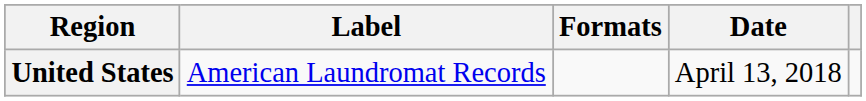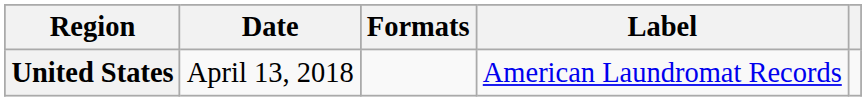columns swapped: (758, 27) <-> (366, 27)
